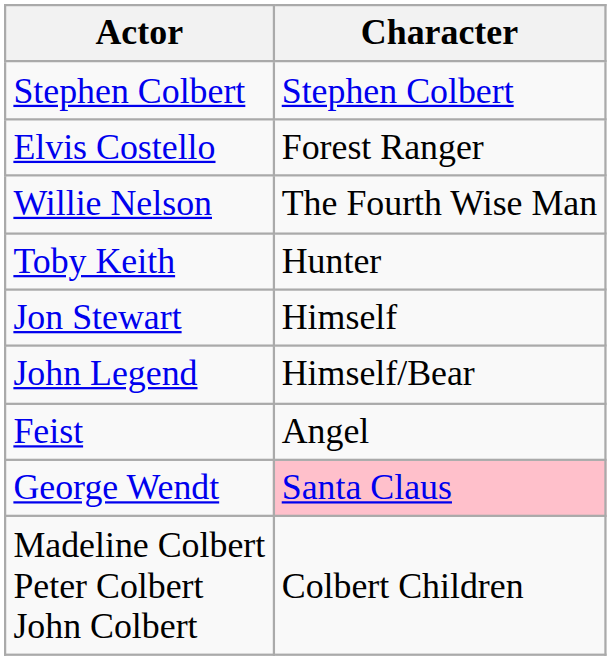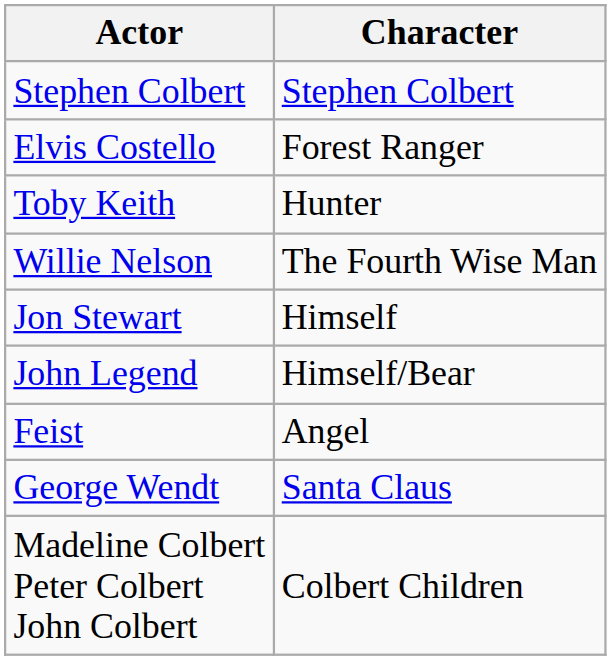rows swapped: (94, 260) <-> (113, 203)
(367, 487) pink background -> (367, 487) no background
